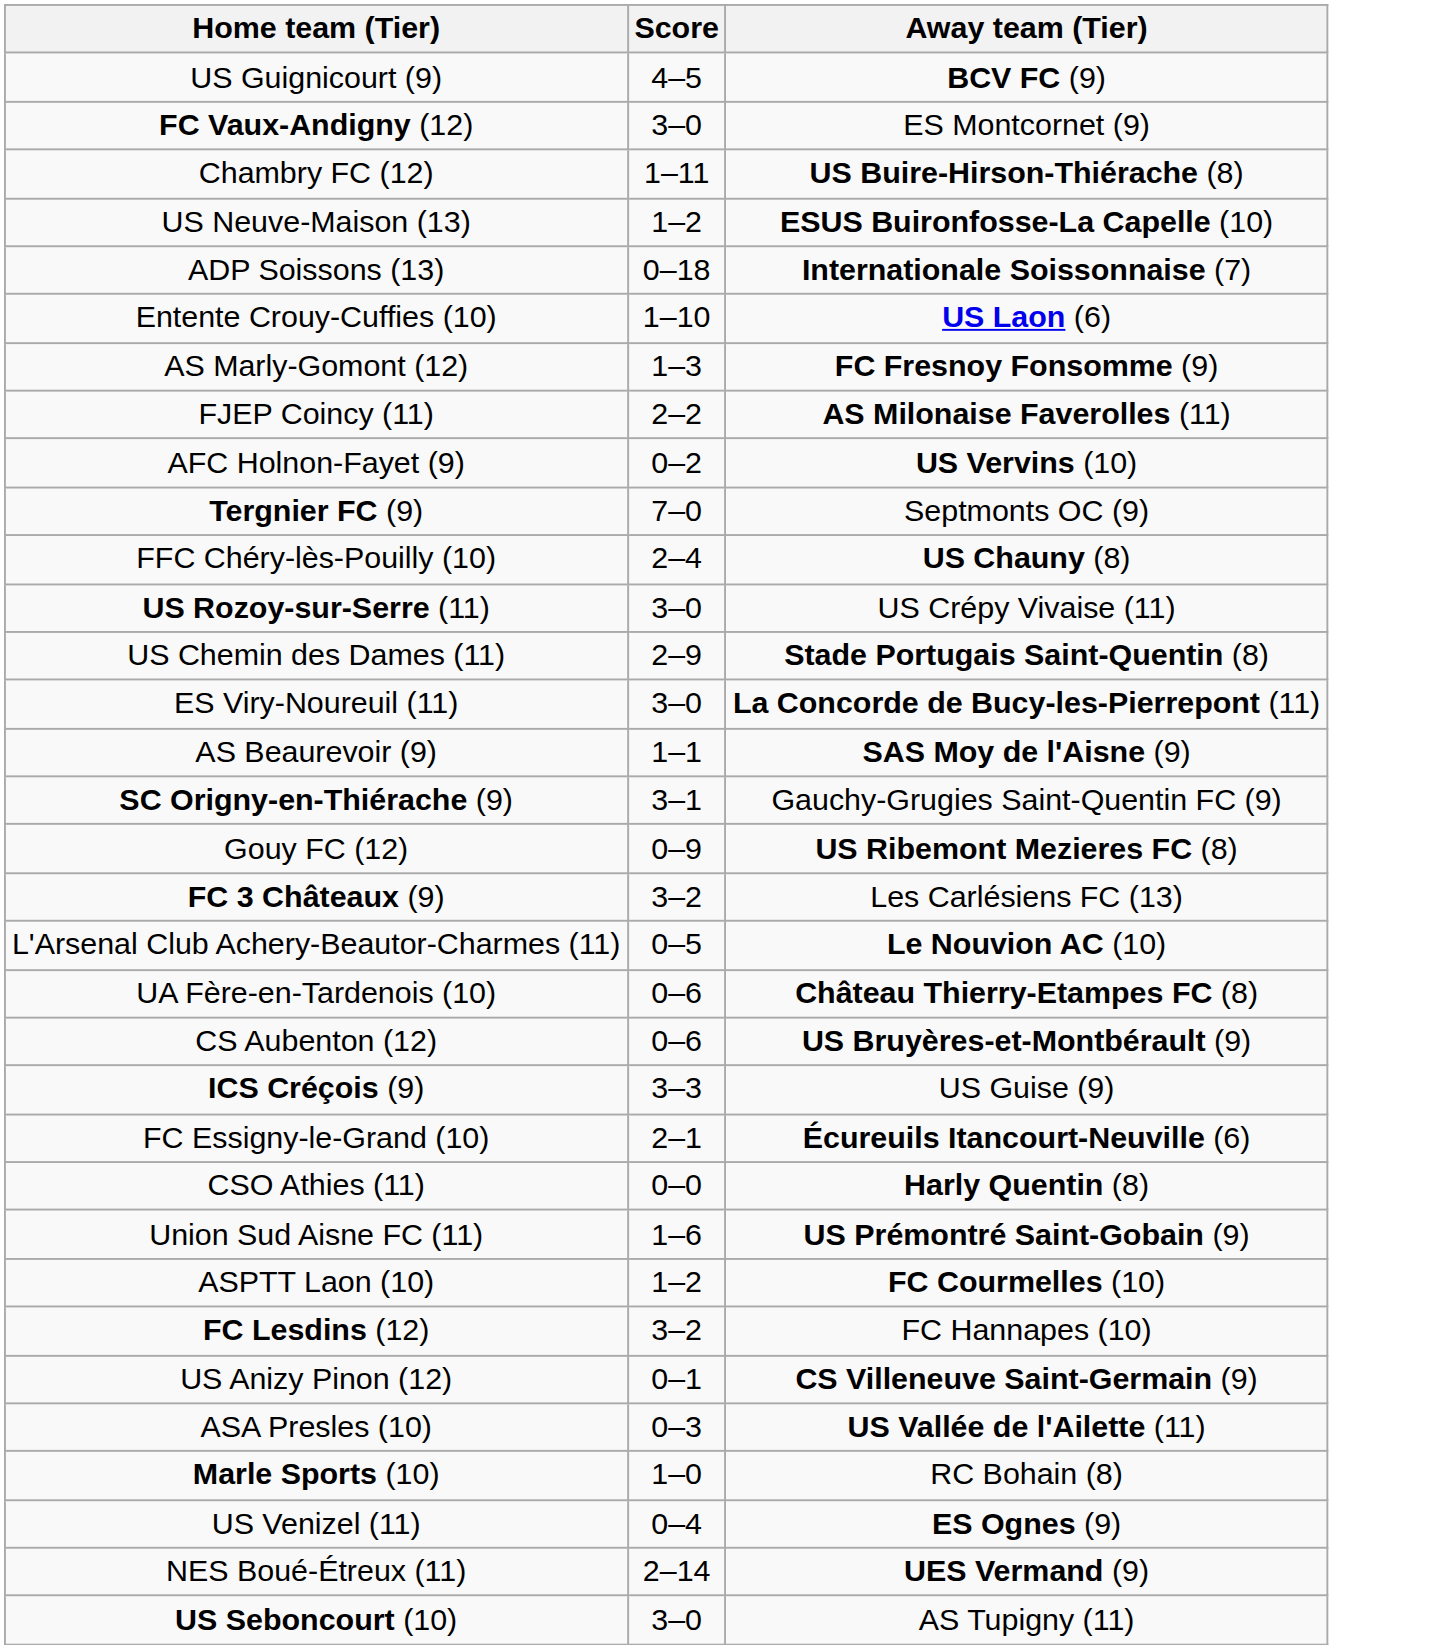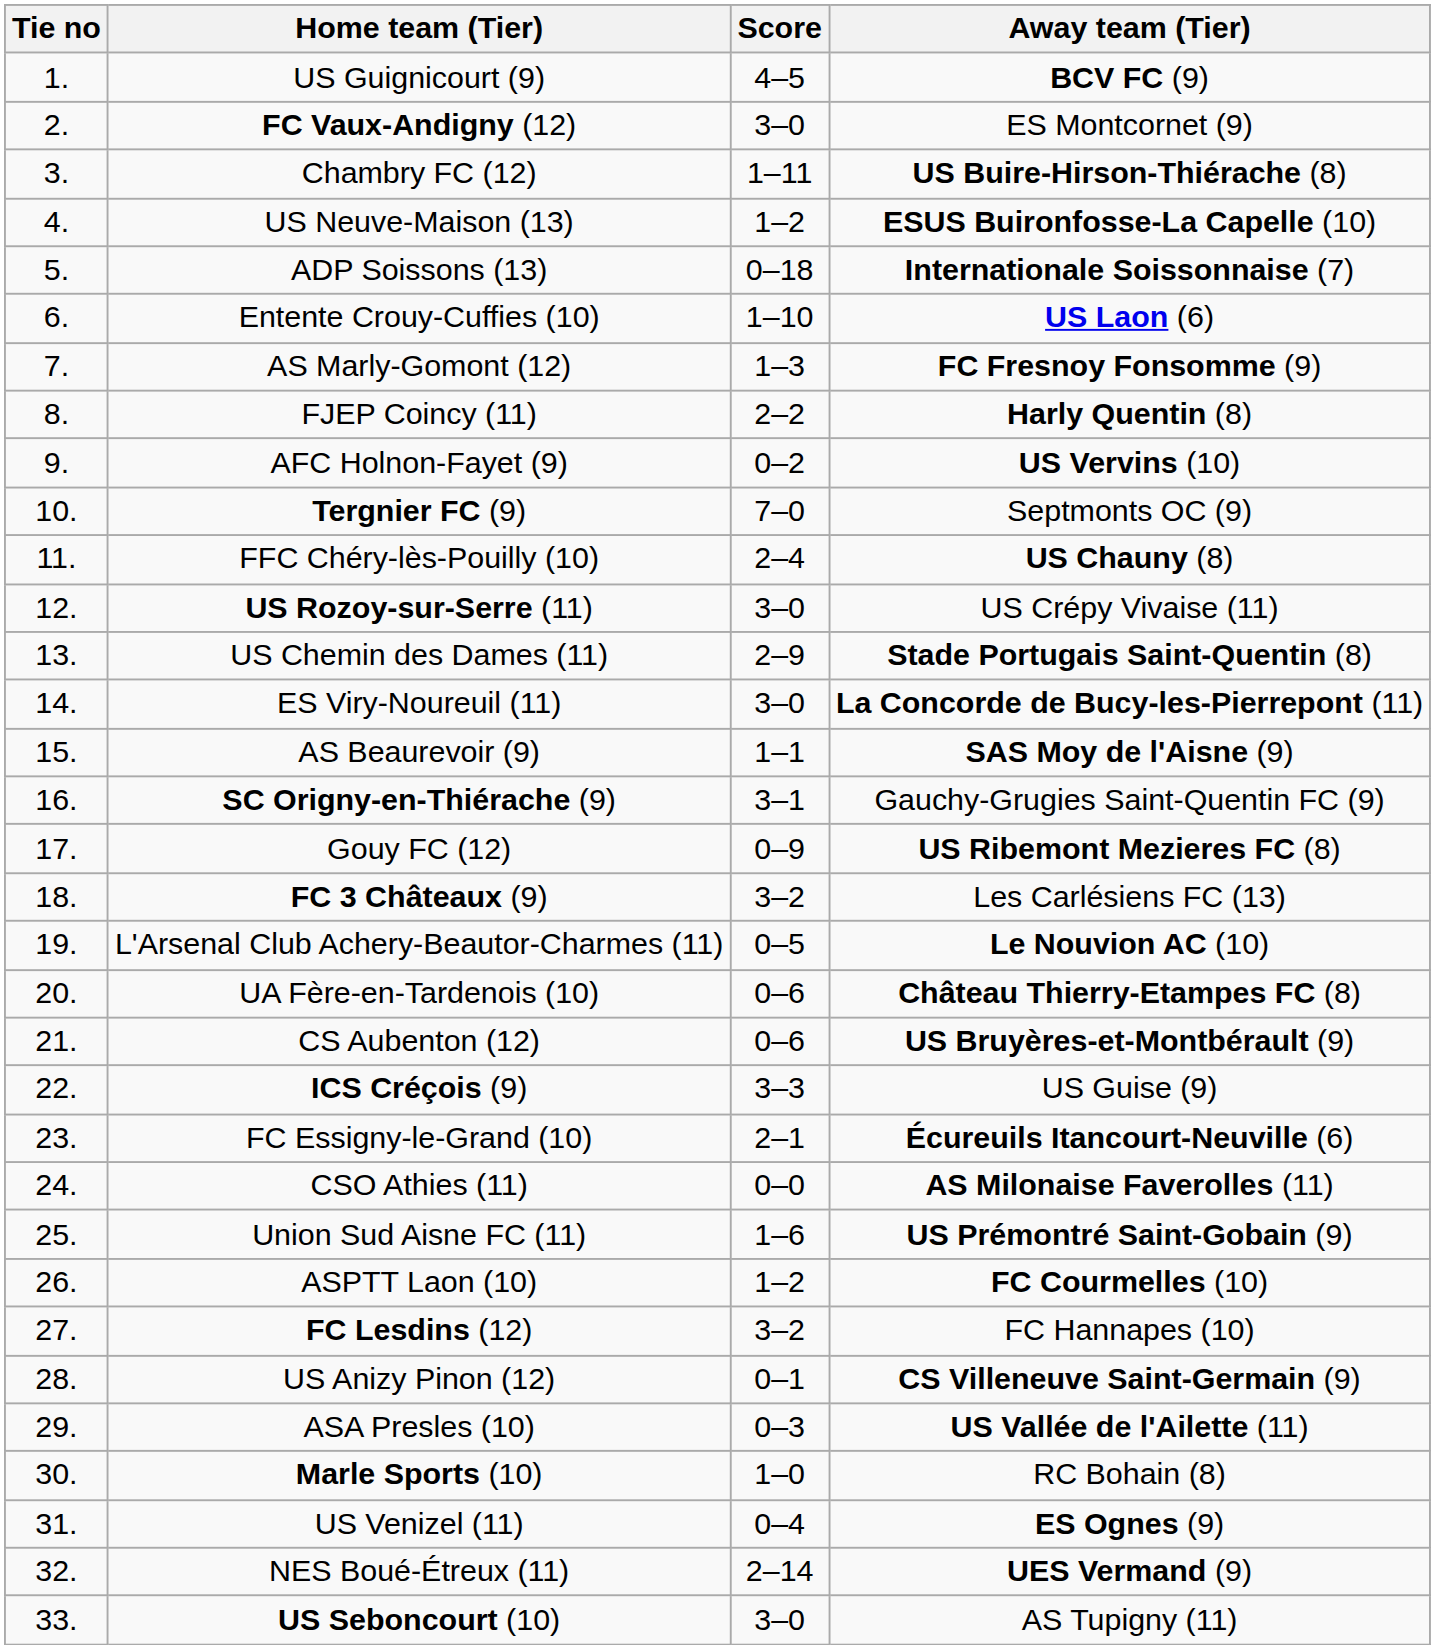+ column: (56, 28)
(1027, 414) AS Milonaise Faverolles (11) -> (1130, 414) Harly Quentin (8)
(1027, 1185) Harly Quentin (8) -> (1130, 1185) AS Milonaise Faverolles (11)
